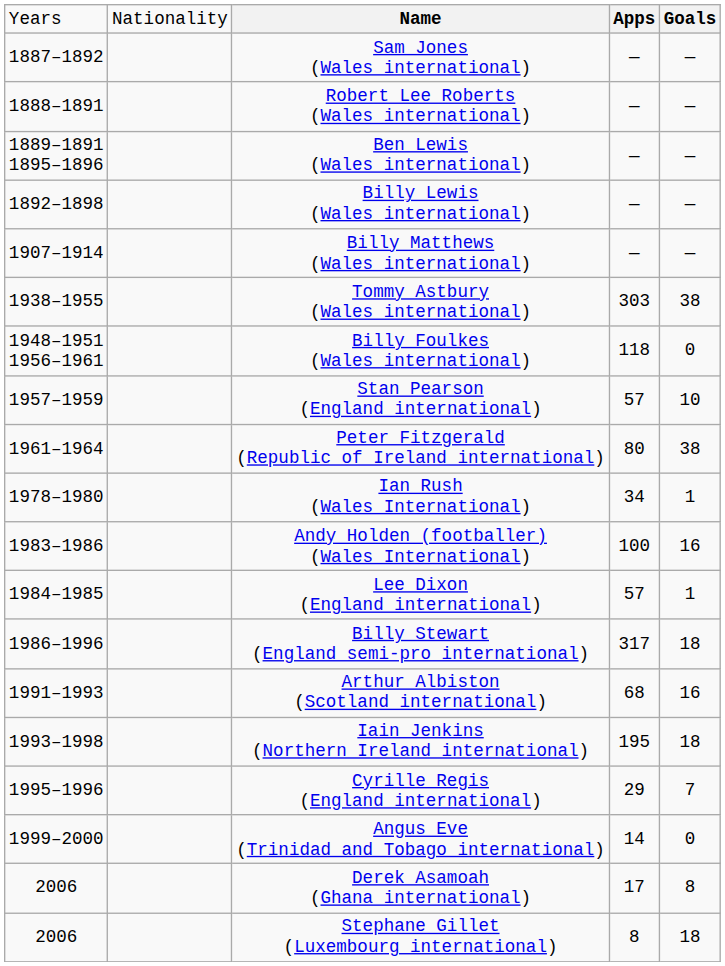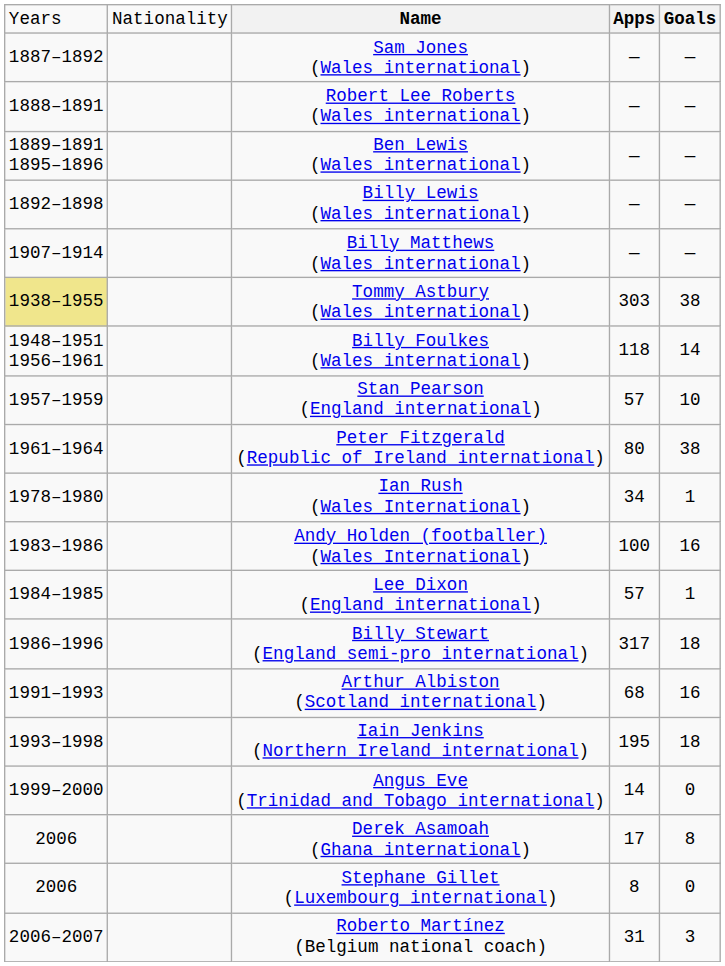(56, 302) no background -> (56, 302) khaki background
(690, 351) 0 -> (690, 351) 14
- row: (421, 791)
(690, 937) 18 -> (690, 888) 0
+ row: (421, 937)
